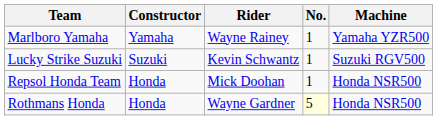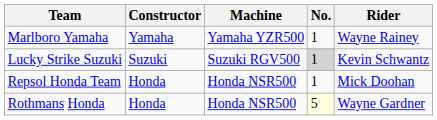columns swapped: (381, 15) <-> (253, 15)
(309, 59) no background -> (314, 59) lightgrey background
